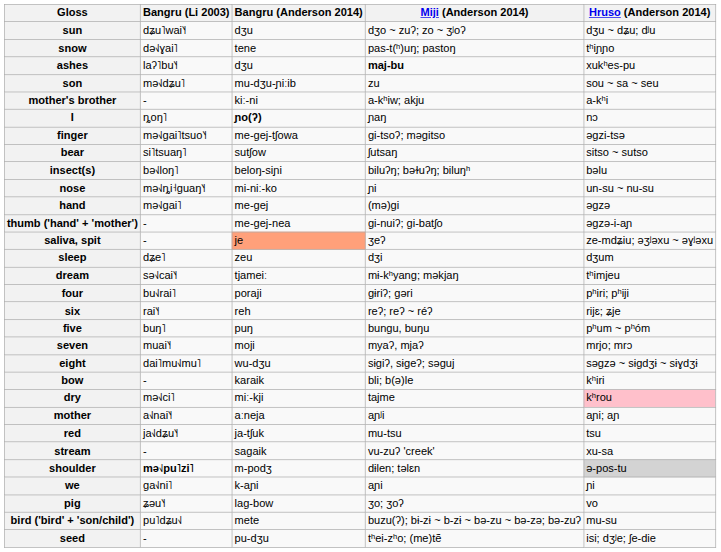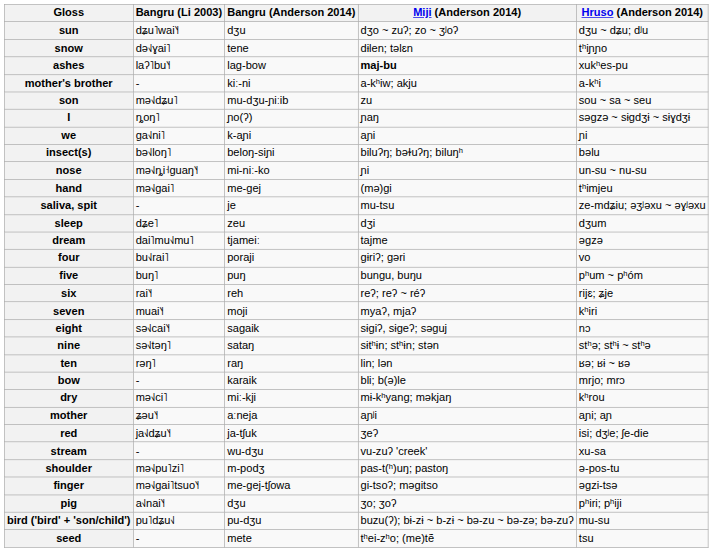(412, 48) pas-t(ʰ)uŋ; pastoŋ -> (387, 48) dɨlen; təlɛn
(244, 65) dʒu -> (247, 65) lag-bow
rows swapped: (72, 100) <-> (72, 83)
(248, 118) bold -> (240, 118) normal
(592, 118) nɔ -> (635, 118) səgzə ~ sɨgdʒɨ ~ sɨɣdʒɨ
rows swapped: (72, 485) <-> (72, 135)
- row: (72, 153)
(598, 205) əgzə -> (596, 188) tʰimjeu
- row: (72, 223)
(239, 240) lightsalmon background -> (232, 205) no background
(377, 240) ʒeʔ -> (377, 205) mu-tsu
(160, 275) sə˧˩cai˥˧ -> (165, 240) dai˥mu˧˩mu˥
(413, 275) mɨ-kʰyang; məkjaŋ -> (374, 240) tajme
(603, 275) tʰimjeu -> (591, 240) əgzə
(608, 293) pʰiri; pʰiji -> (585, 258) vo
rows swapped: (72, 328) <-> (72, 310)
(609, 345) mrjo; mrɔ -> (588, 310) kʰiri
(172, 363) dai˥mu˧˩mu˥ -> (153, 328) sə˧˩cai˥˧
(253, 363) wu-dʒu -> (243, 328) sagaik
(642, 363) səgzə ~ sɨgdʒɨ ~ sɨɣdʒɨ -> (585, 328) nɔ
+ row: (69, 345)
+ row: (69, 363)
(595, 380) kʰiri -> (602, 380) mrjo; mrɔ
(381, 398) tajme -> (406, 398) mɨ-kʰyang; məkjaŋ
(599, 398) pink background -> (592, 398) no background
(158, 415) a˧˩nai˥˧ -> (147, 415) ʑəu˥˧
(385, 433) mu-tsu -> (369, 433) ʒeʔ
(594, 433) tsu -> (614, 433) isi; dʒʲe; ʃe-die
(251, 450) sagaik -> (245, 450) wu-dʒu
(168, 468) bold -> (160, 468) normal
(394, 468) dɨlen; təlɛn -> (404, 468) pas-t(ʰ)uŋ; pastoŋ
(606, 468) lightgrey background -> (599, 468) no background
(154, 503) ʑəu˥˧ -> (150, 503) a˧˩nai˥˧
(254, 503) lag-bow -> (236, 503) dʒu
(592, 503) vo -> (600, 503) pʰiri; pʰiji
(247, 521) mete -> (244, 521) pu-dʒu
(252, 538) pu-dʒu -> (240, 538) mete
(621, 538) isi; dʒʲe; ʃe-die -> (586, 538) tsu
